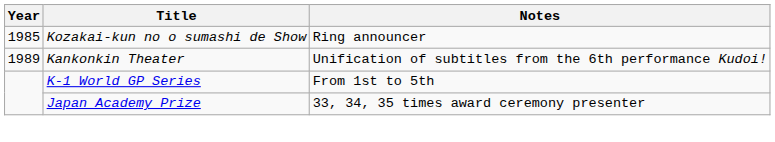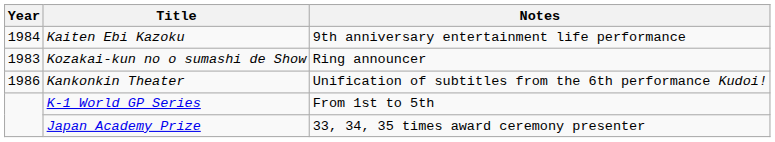+ row: (116, 38)
(24, 38) 1985 -> (24, 60) 1983
(24, 60) 1989 -> (24, 82) 1986
